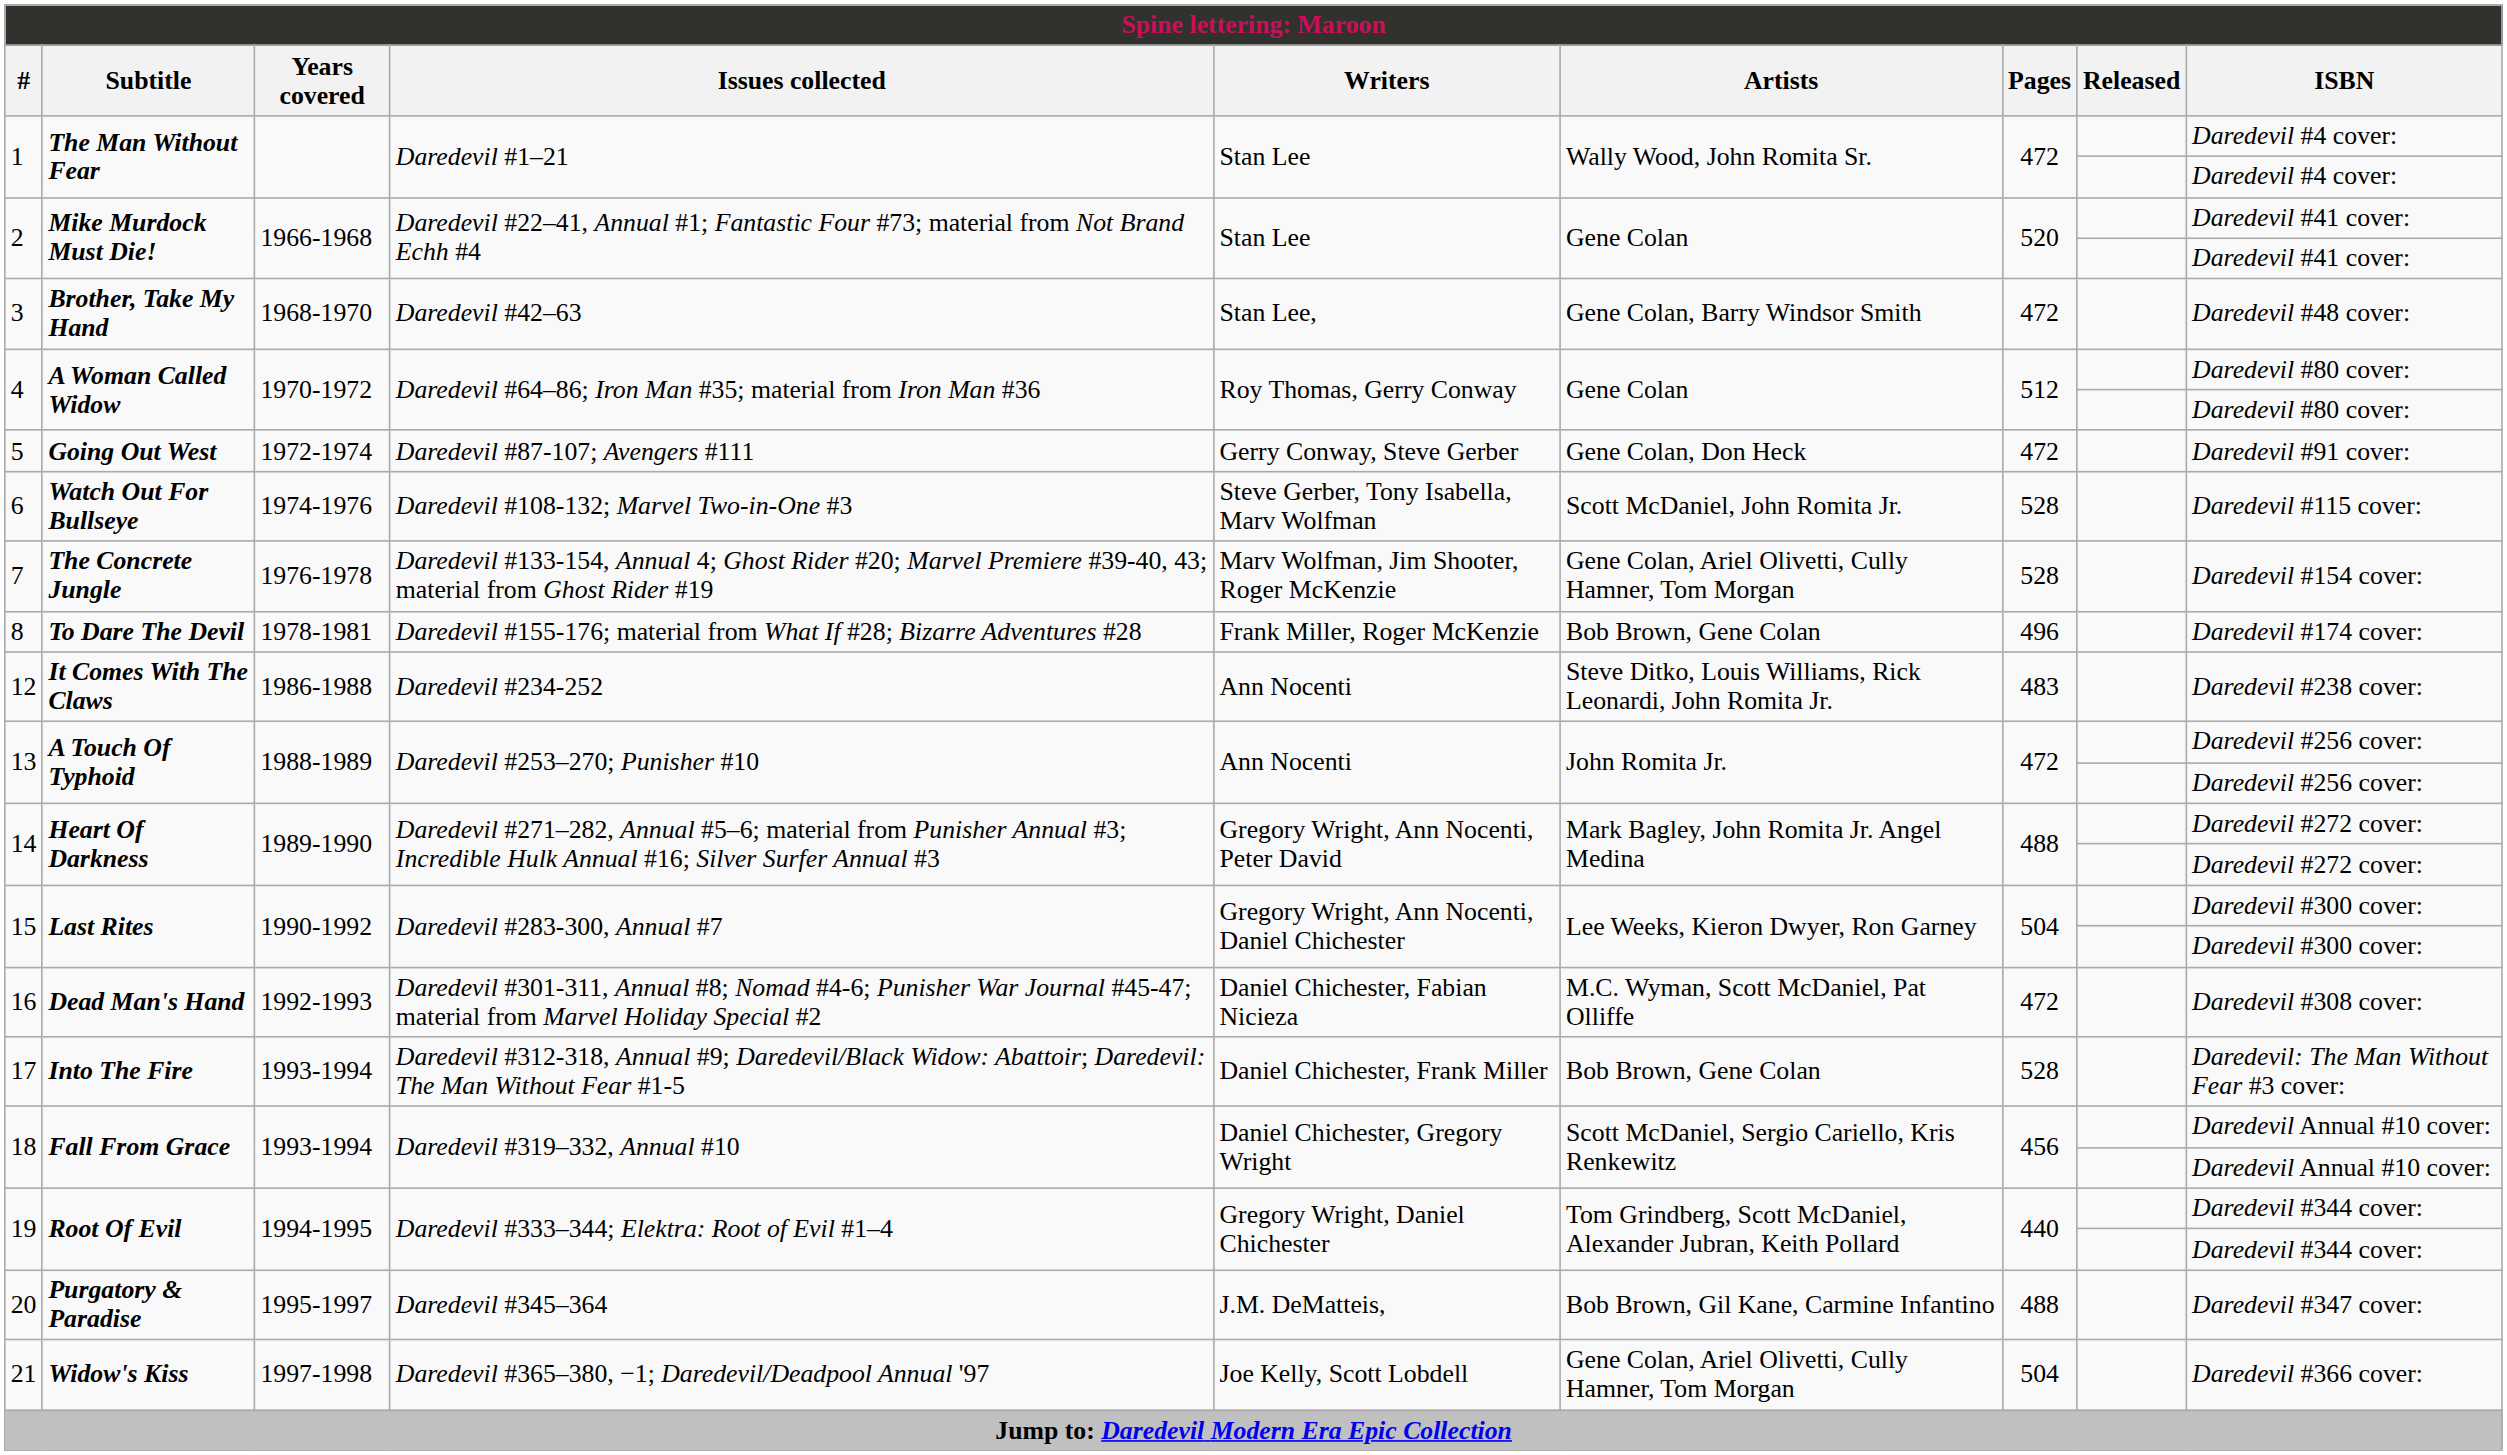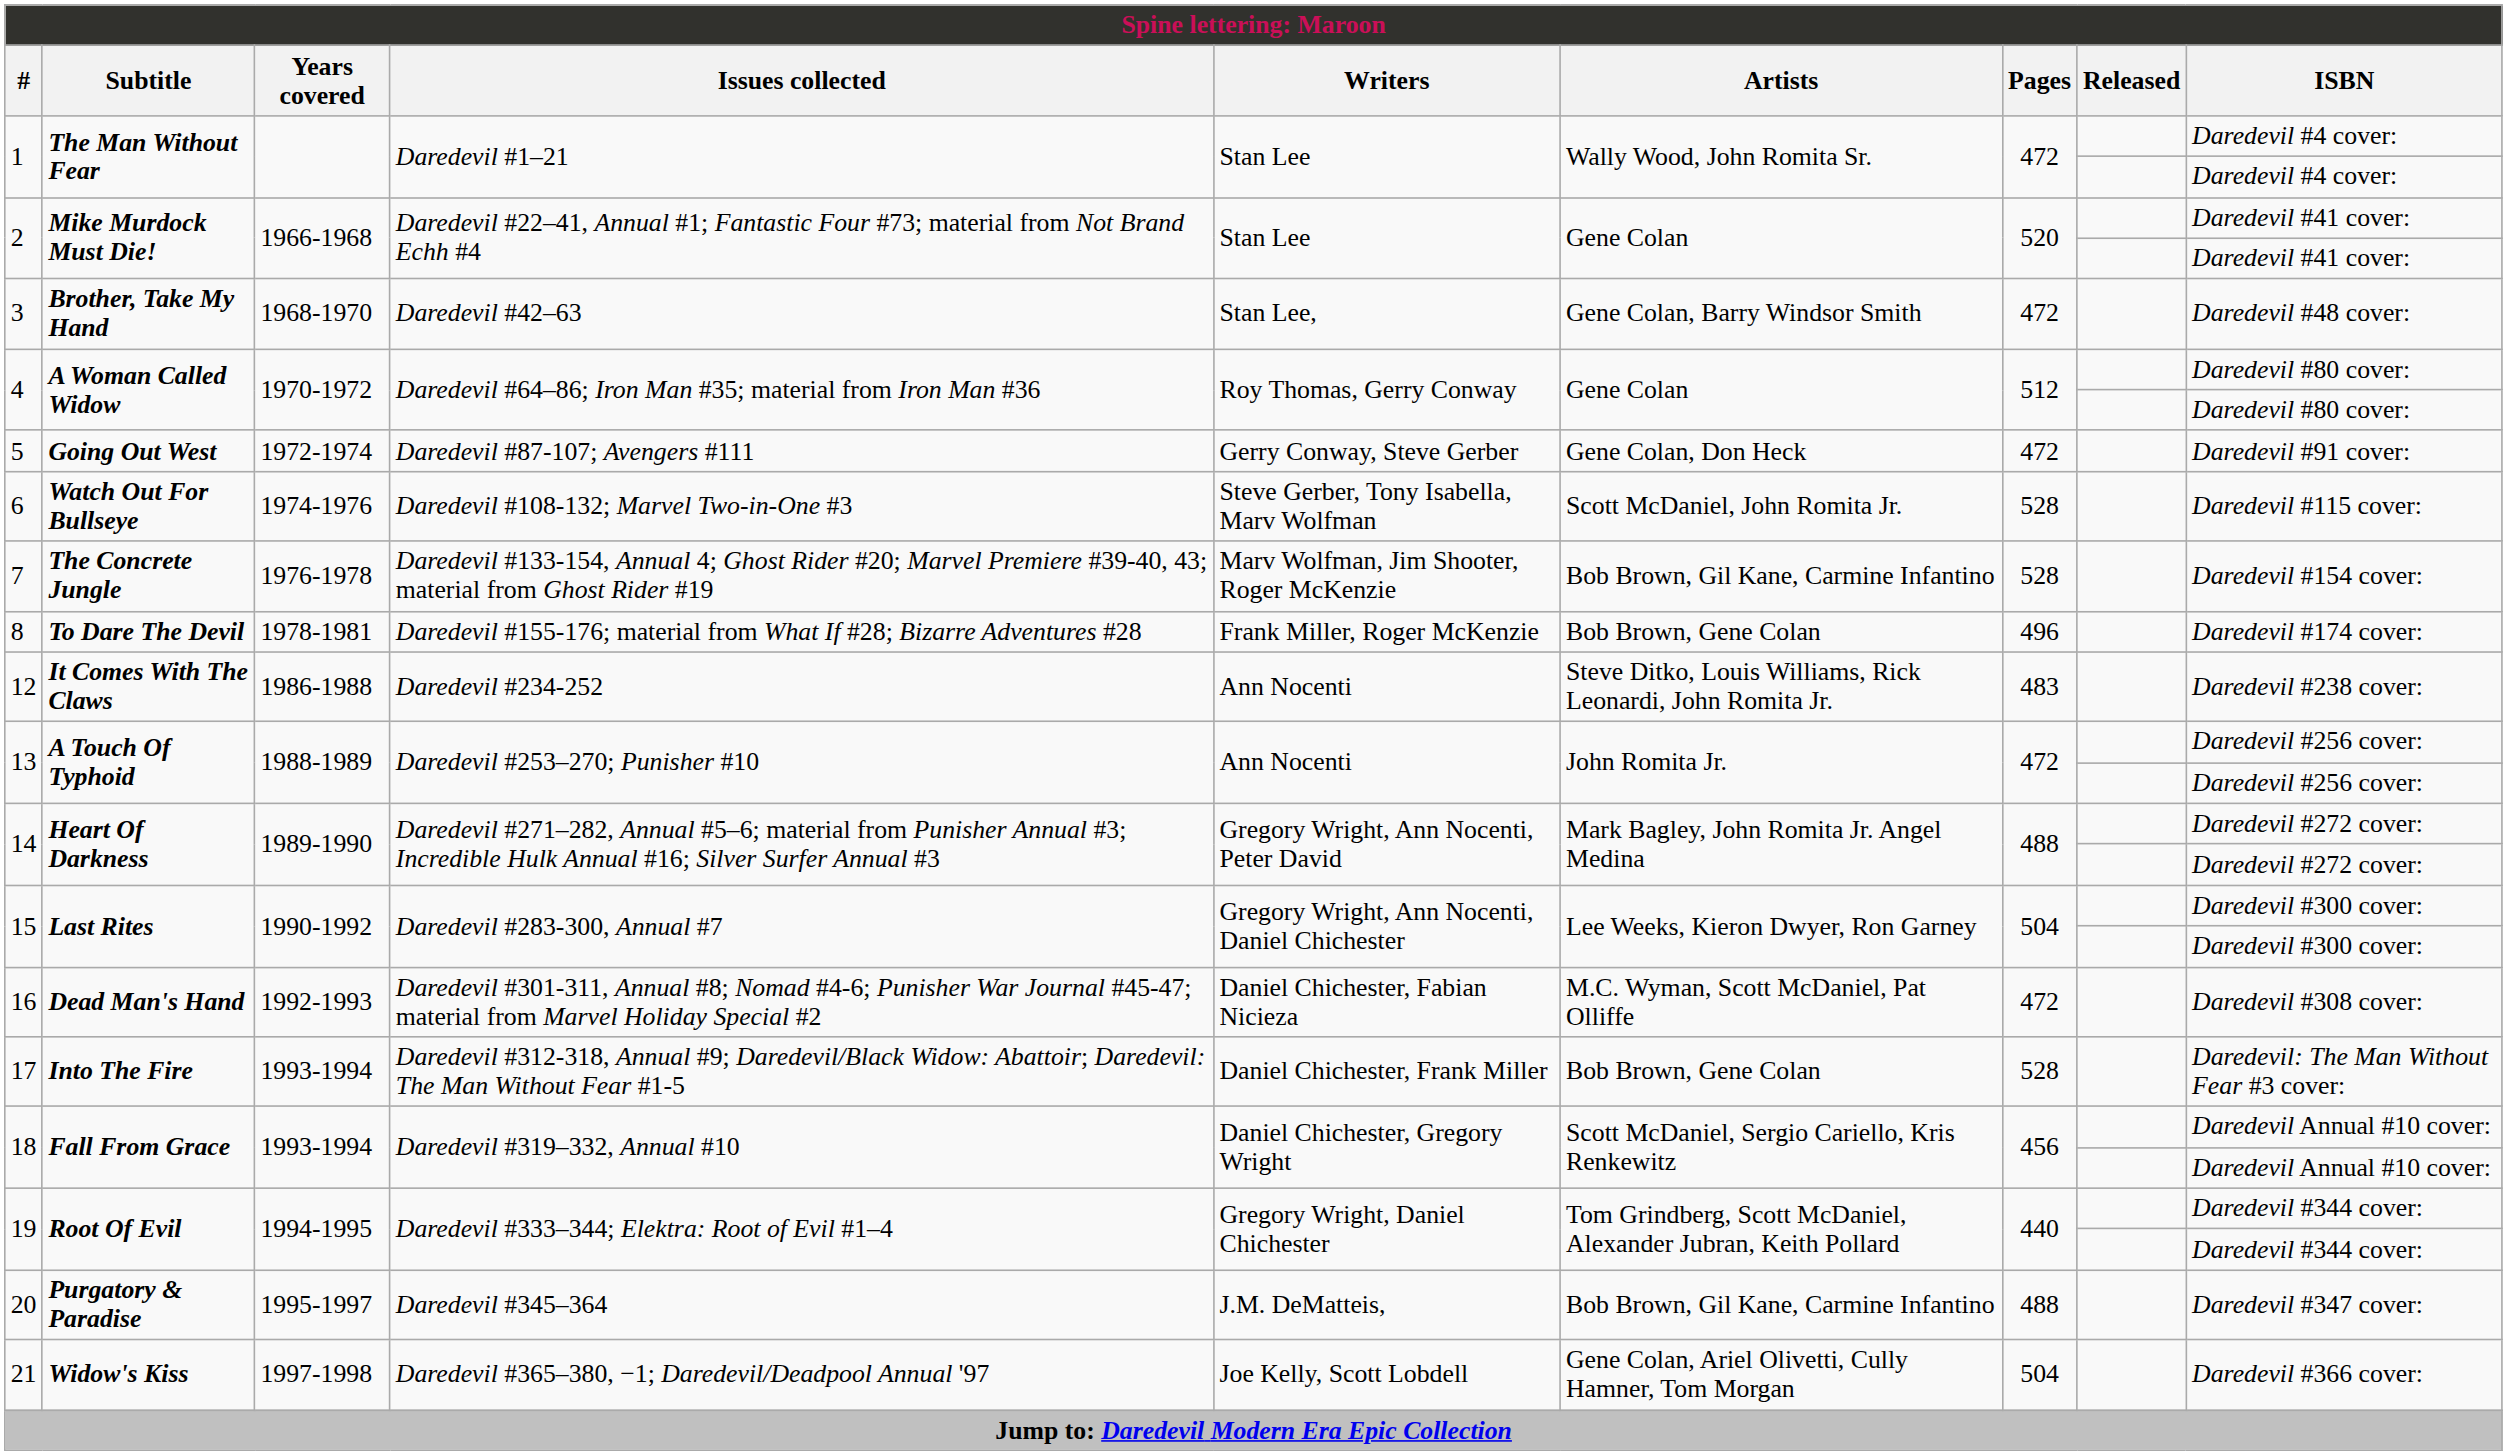(1737, 575) Gene Colan, Ariel Olivetti, Cully Hamner, Tom Morgan -> (1780, 575) Bob Brown, Gil Kane, Carmine Infantino
